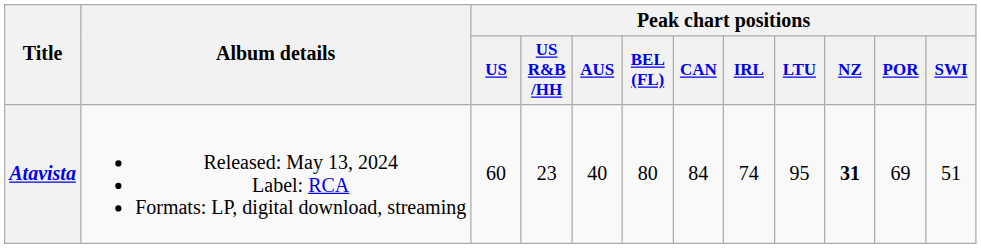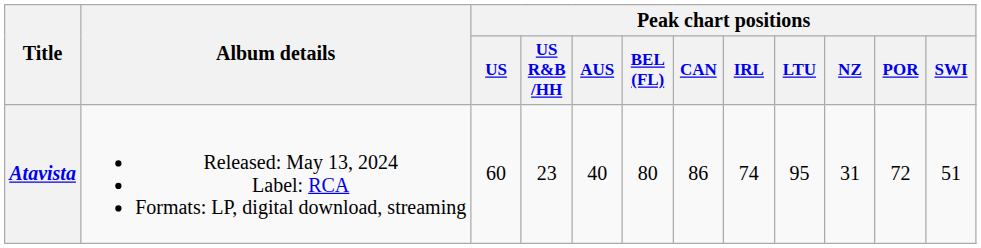(698, 173) 84 -> (698, 173) 86
(850, 173) bold -> (850, 173) normal
(900, 173) 69 -> (900, 173) 72
